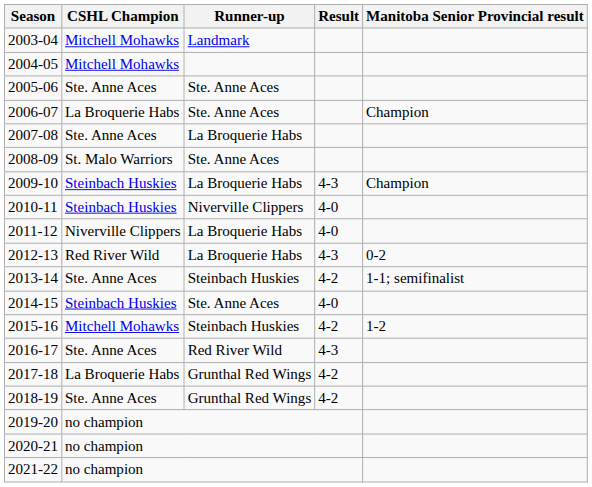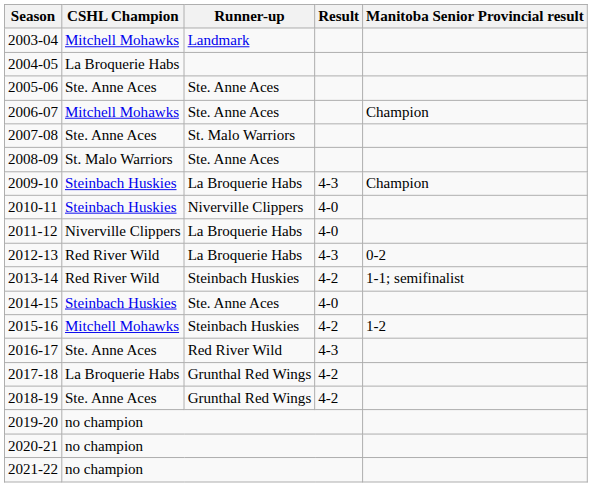(122, 64) Mitchell Mohawks -> (122, 64) La Broquerie Habs
(122, 111) La Broquerie Habs -> (122, 111) Mitchell Mohawks
(245, 135) La Broquerie Habs -> (241, 135) St. Malo Warriors
(111, 278) Ste. Anne Aces -> (112, 278) Red River Wild
